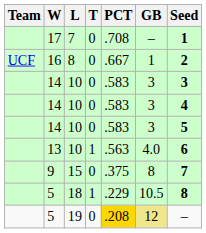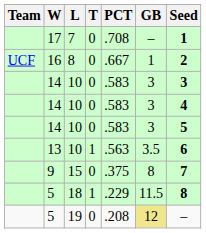(151, 149) 4.0 -> (151, 149) 3.5
(151, 194) 10.5 -> (151, 194) 11.5
(117, 216) gold background -> (117, 216) no background
